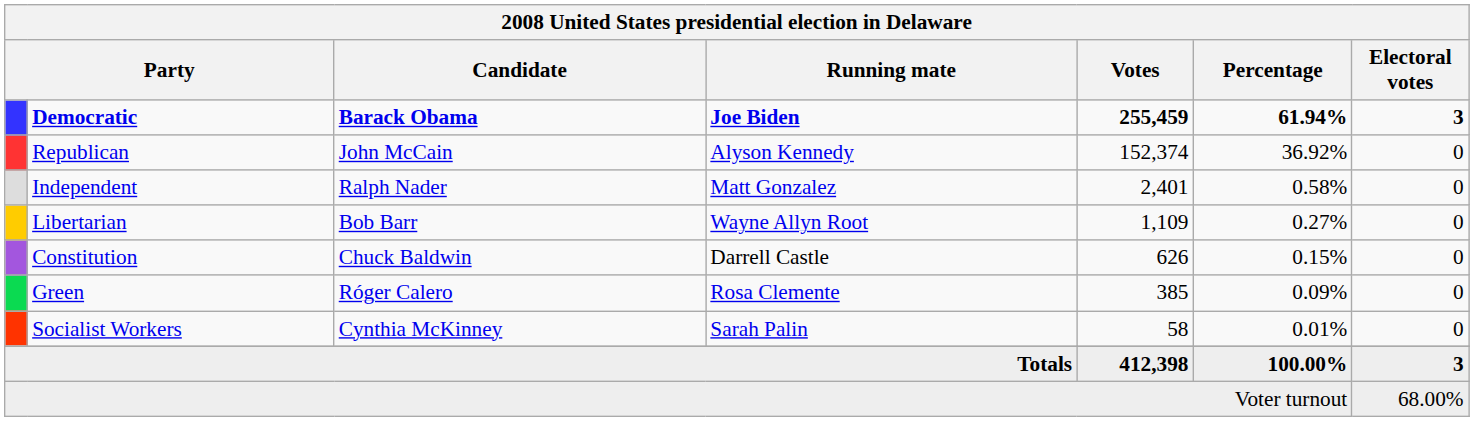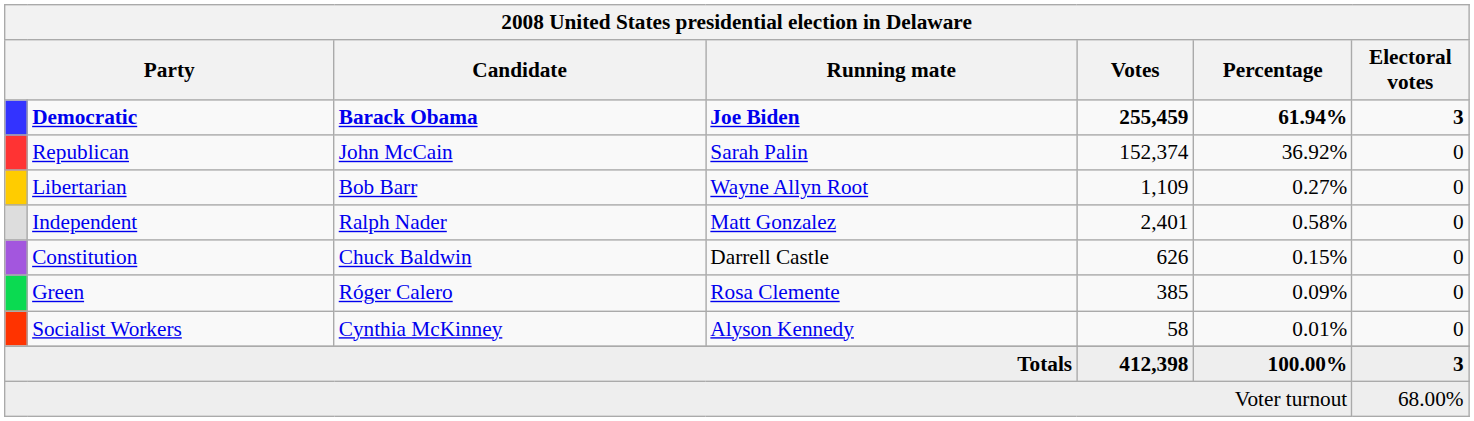(782, 152) Alyson Kennedy -> (759, 152) Sarah Palin
rows swapped: (85, 187) <-> (79, 222)
(759, 328) Sarah Palin -> (782, 328) Alyson Kennedy
